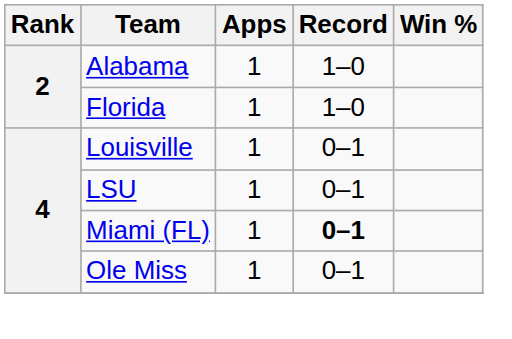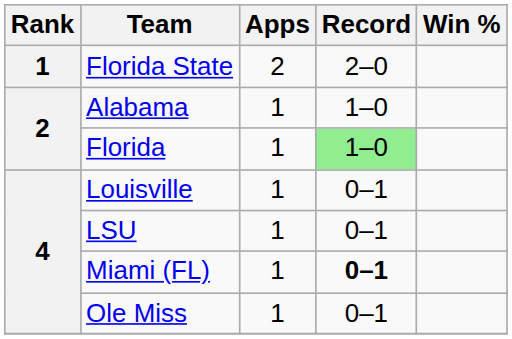+ row: (160, 66)
(343, 107) no background -> (366, 148) lightgreen background
